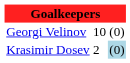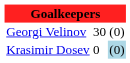(99, 31) 10 -> (99, 31) 30
(96, 49) 2 -> (96, 49) 0
